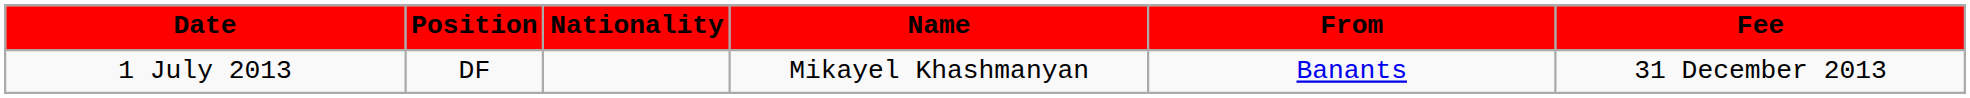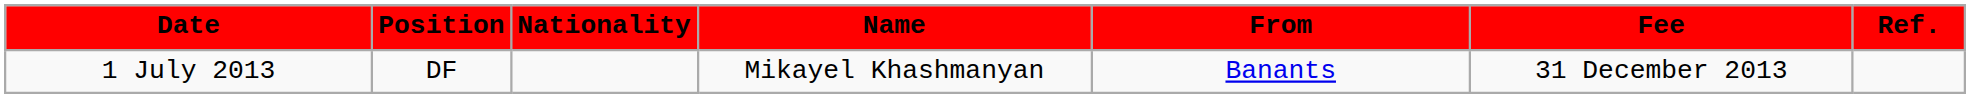+ column: (1909, 27)
